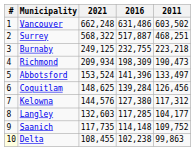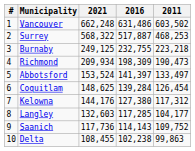(172, 37) 468,251 -> (172, 37) 468,253
(135, 75) 141,396 -> (135, 75) 141,397
(172, 88) 126,456 -> (172, 88) 126,454
(97, 101) 144,576 -> (97, 101) 144,176
(97, 127) 117,735 -> (97, 127) 117,736
(135, 127) 114,148 -> (135, 127) 114,143
(11, 140) lightyellow background -> (11, 140) no background
